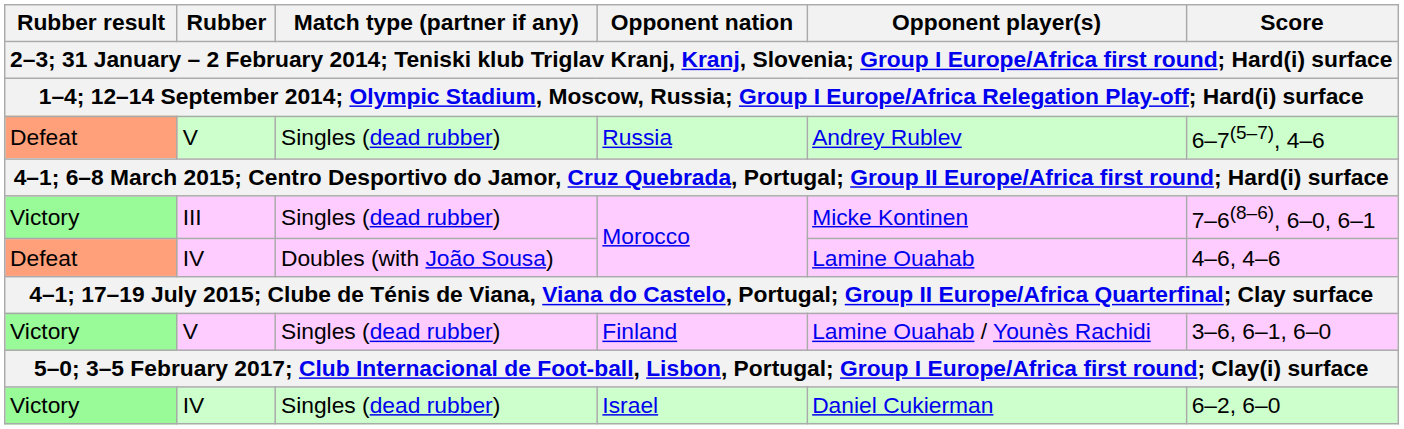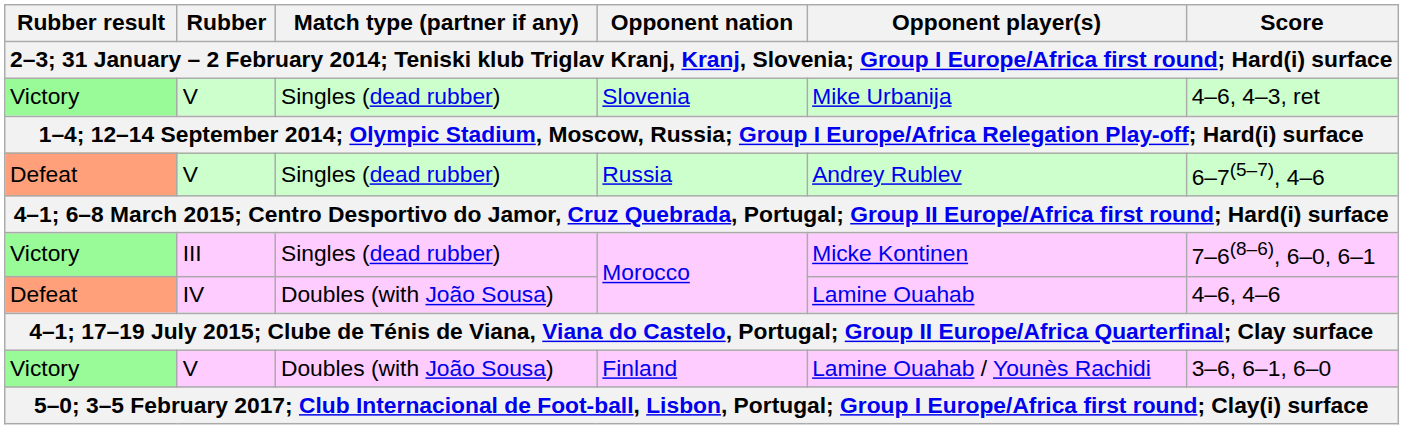+ row: (190, 96)
(391, 330) Singles (dead rubber) -> (417, 368) Doubles (with João Sousa)
- row: (193, 405)
